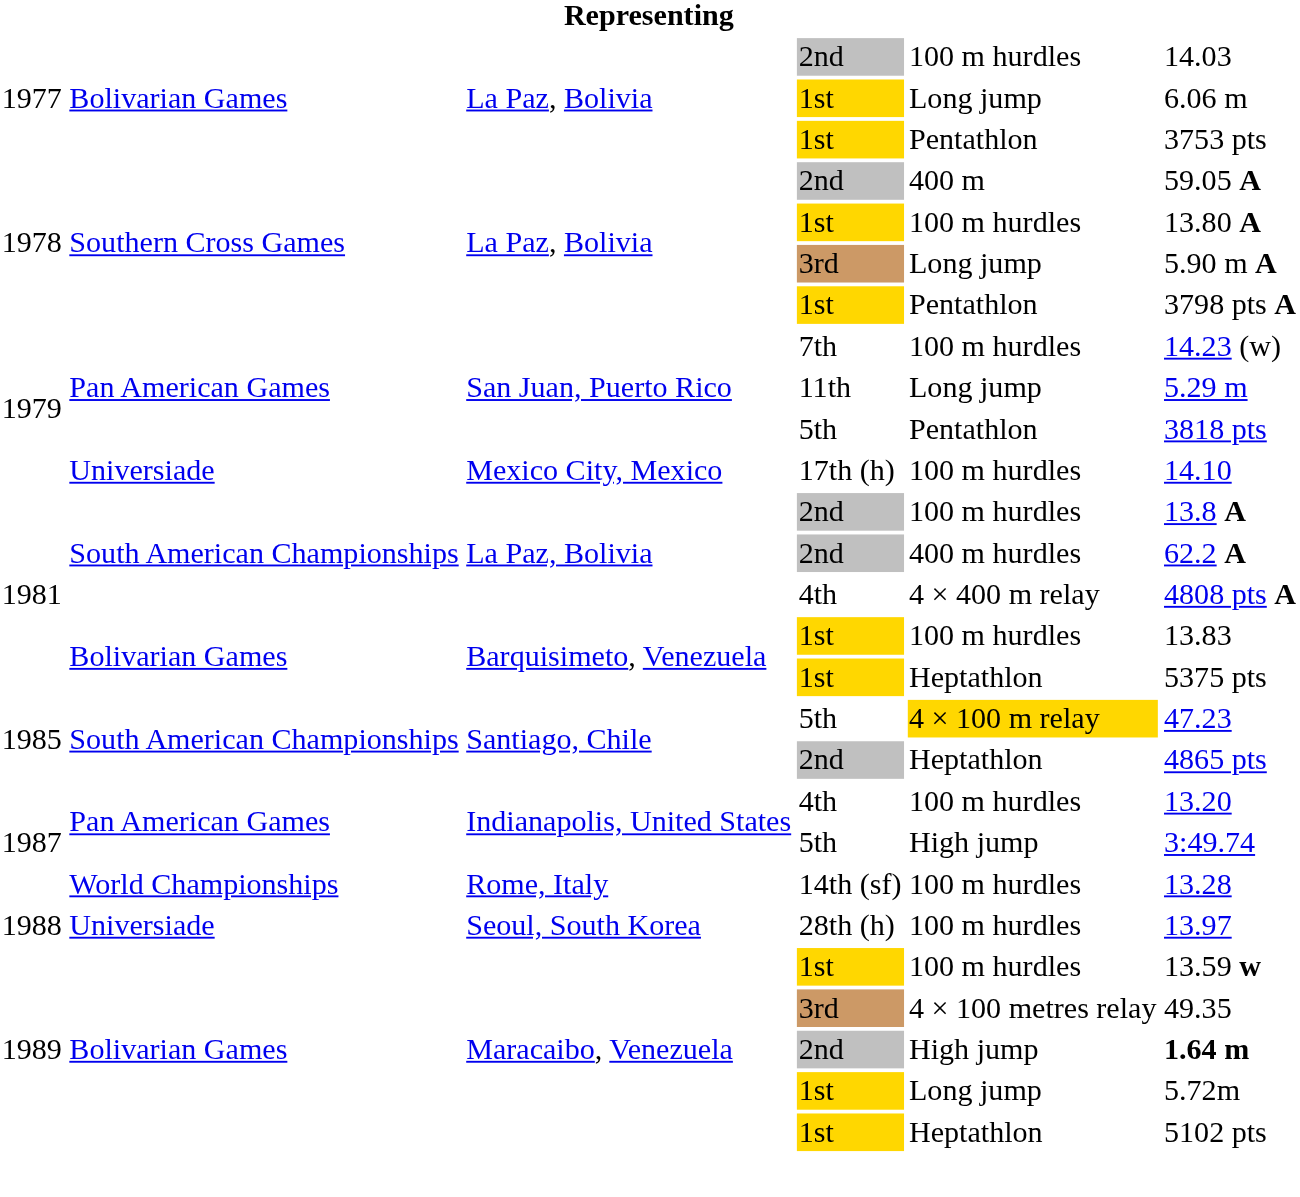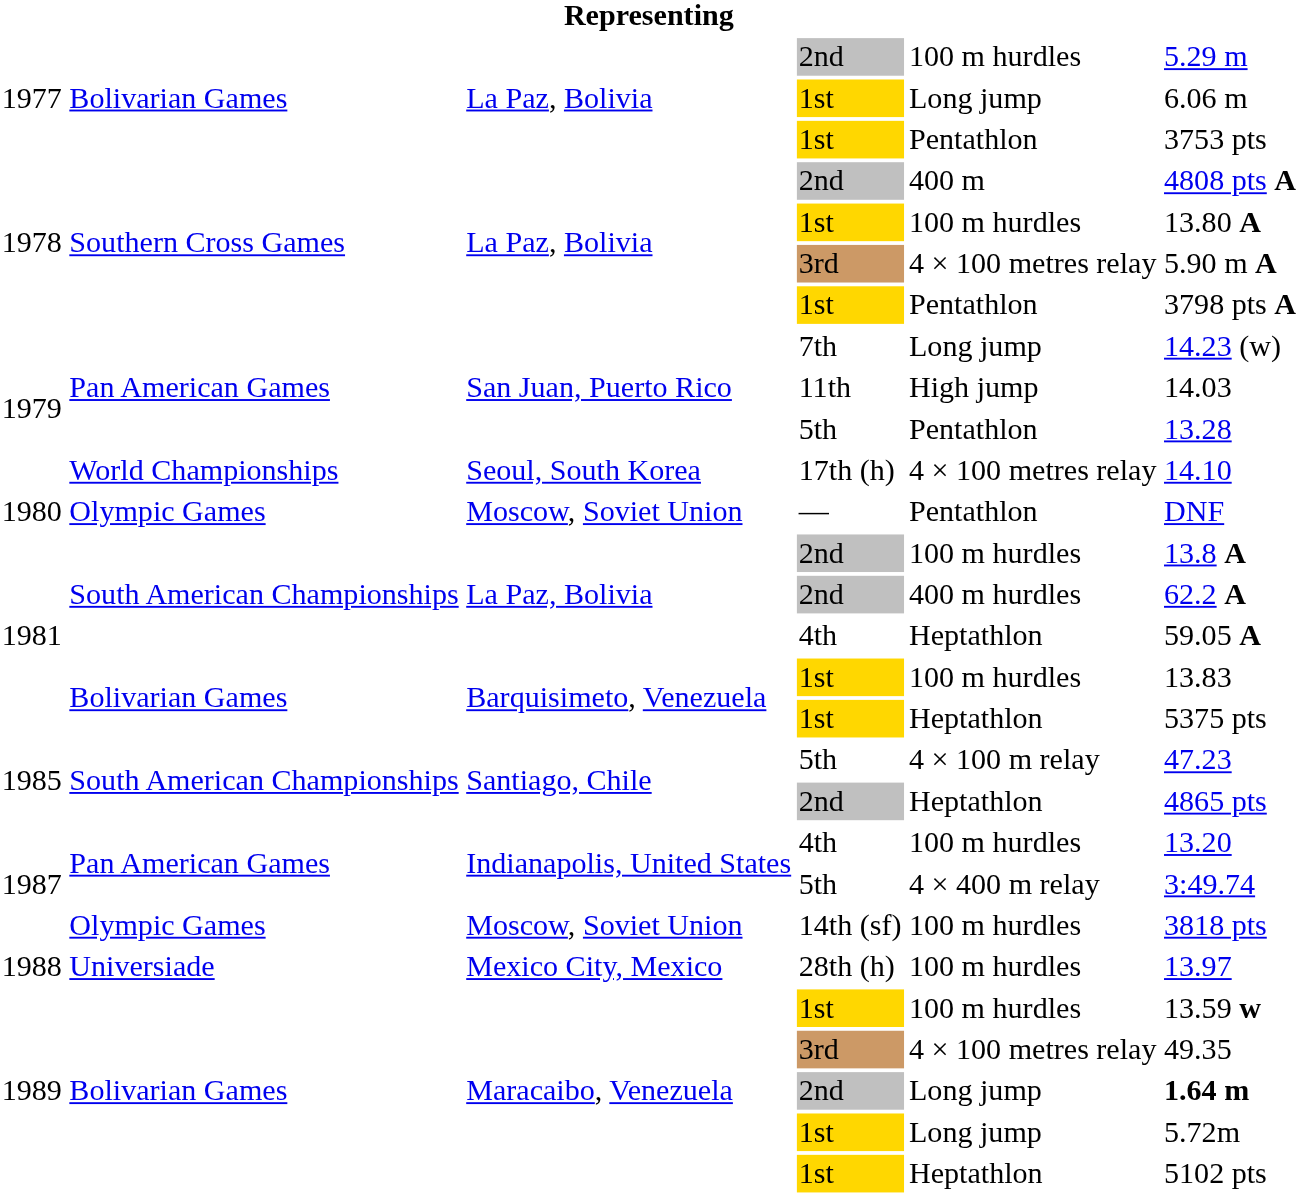(1198, 56) 14.03 -> (1206, 56) 5.29 m
(1212, 180) 59.05 A -> (1230, 180) 4808 pts A
(975, 263) Long jump -> (1033, 263) 4 × 100 metres relay
(995, 346) 100 m hurdles -> (975, 346) Long jump
(975, 387) Long jump -> (974, 387) High jump
(1206, 387) 5.29 m -> (1198, 387) 14.03
(1215, 428) 3818 pts -> (1198, 428) 13.28
(142, 470) Universiade -> (204, 470) World Championships
(594, 470) Mexico City, Mexico -> (584, 470) Seoul, South Korea
(995, 470) 100 m hurdles -> (1033, 470) 4 × 100 metres relay
+ row: (32, 511)
(1004, 594) 4 × 400 m relay -> (976, 635) Heptathlon
(1230, 594) 4808 pts A -> (1212, 635) 59.05 A
(1004, 718) gold background -> (1004, 759) no background
(974, 842) High jump -> (1004, 883) 4 × 400 m relay
(204, 883) World Championships -> (167, 925) Olympic Games
(537, 883) Rome, Italy -> (604, 925) Moscow, Soviet Union
(1198, 883) 13.28 -> (1215, 925) 3818 pts
(584, 925) Seoul, South Korea -> (594, 966) Mexico City, Mexico
(974, 1049) High jump -> (975, 1090) Long jump
